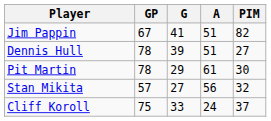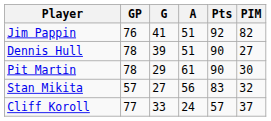+ column: (222, 14)
(145, 32) 67 -> (130, 32) 76
(145, 107) 75 -> (130, 107) 77
